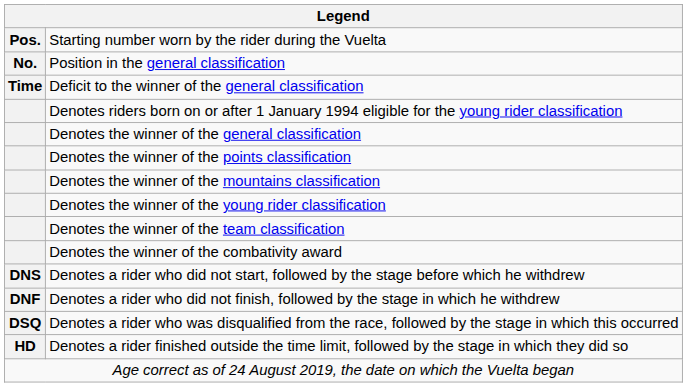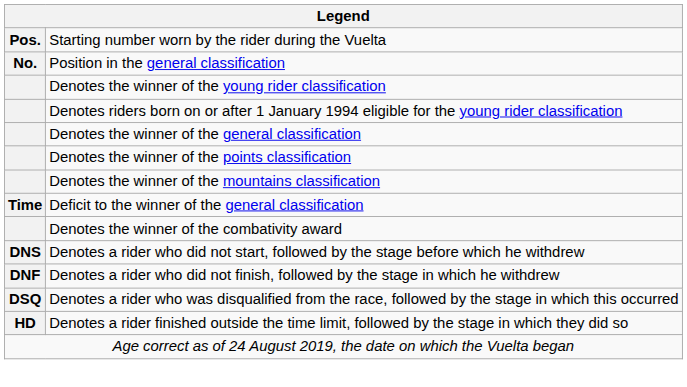rows swapped: (206, 87) <-> (218, 205)
- row: (197, 228)
